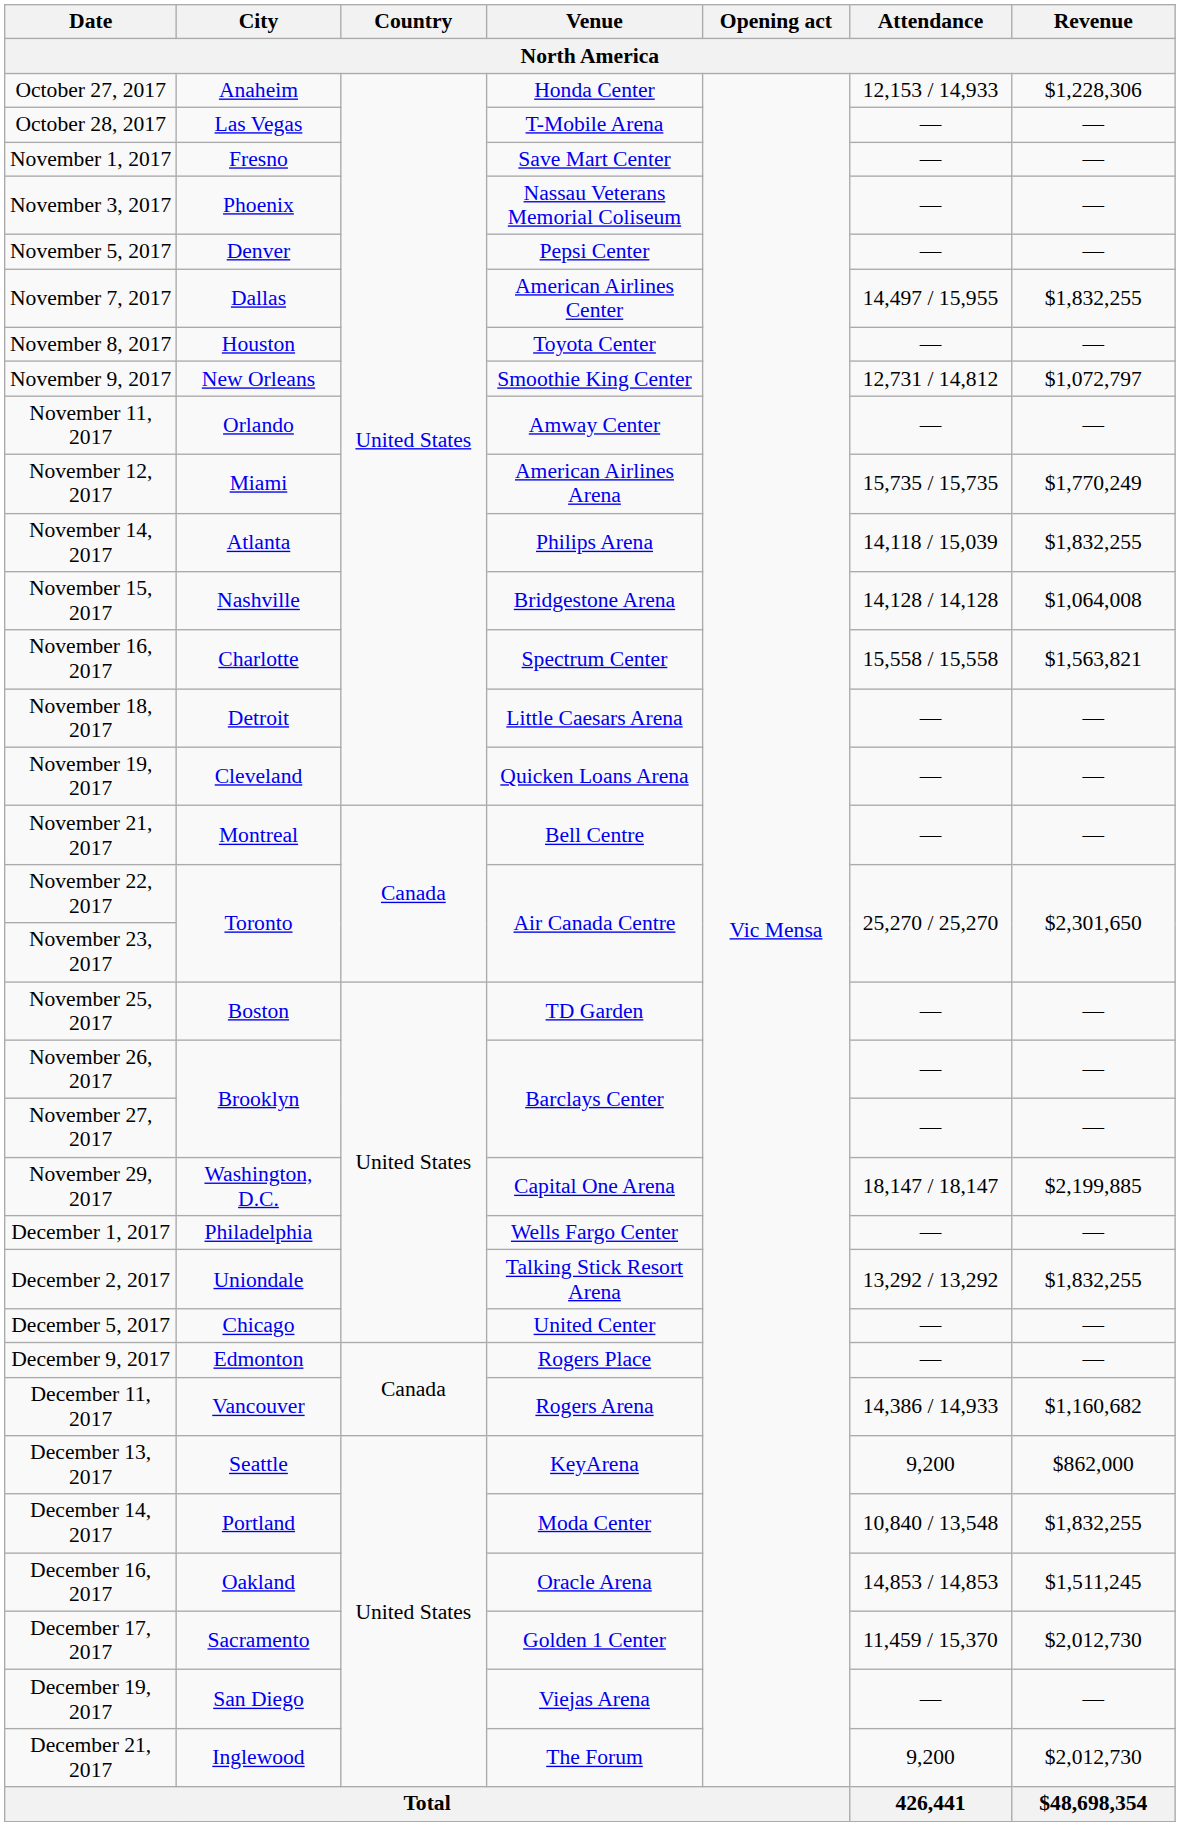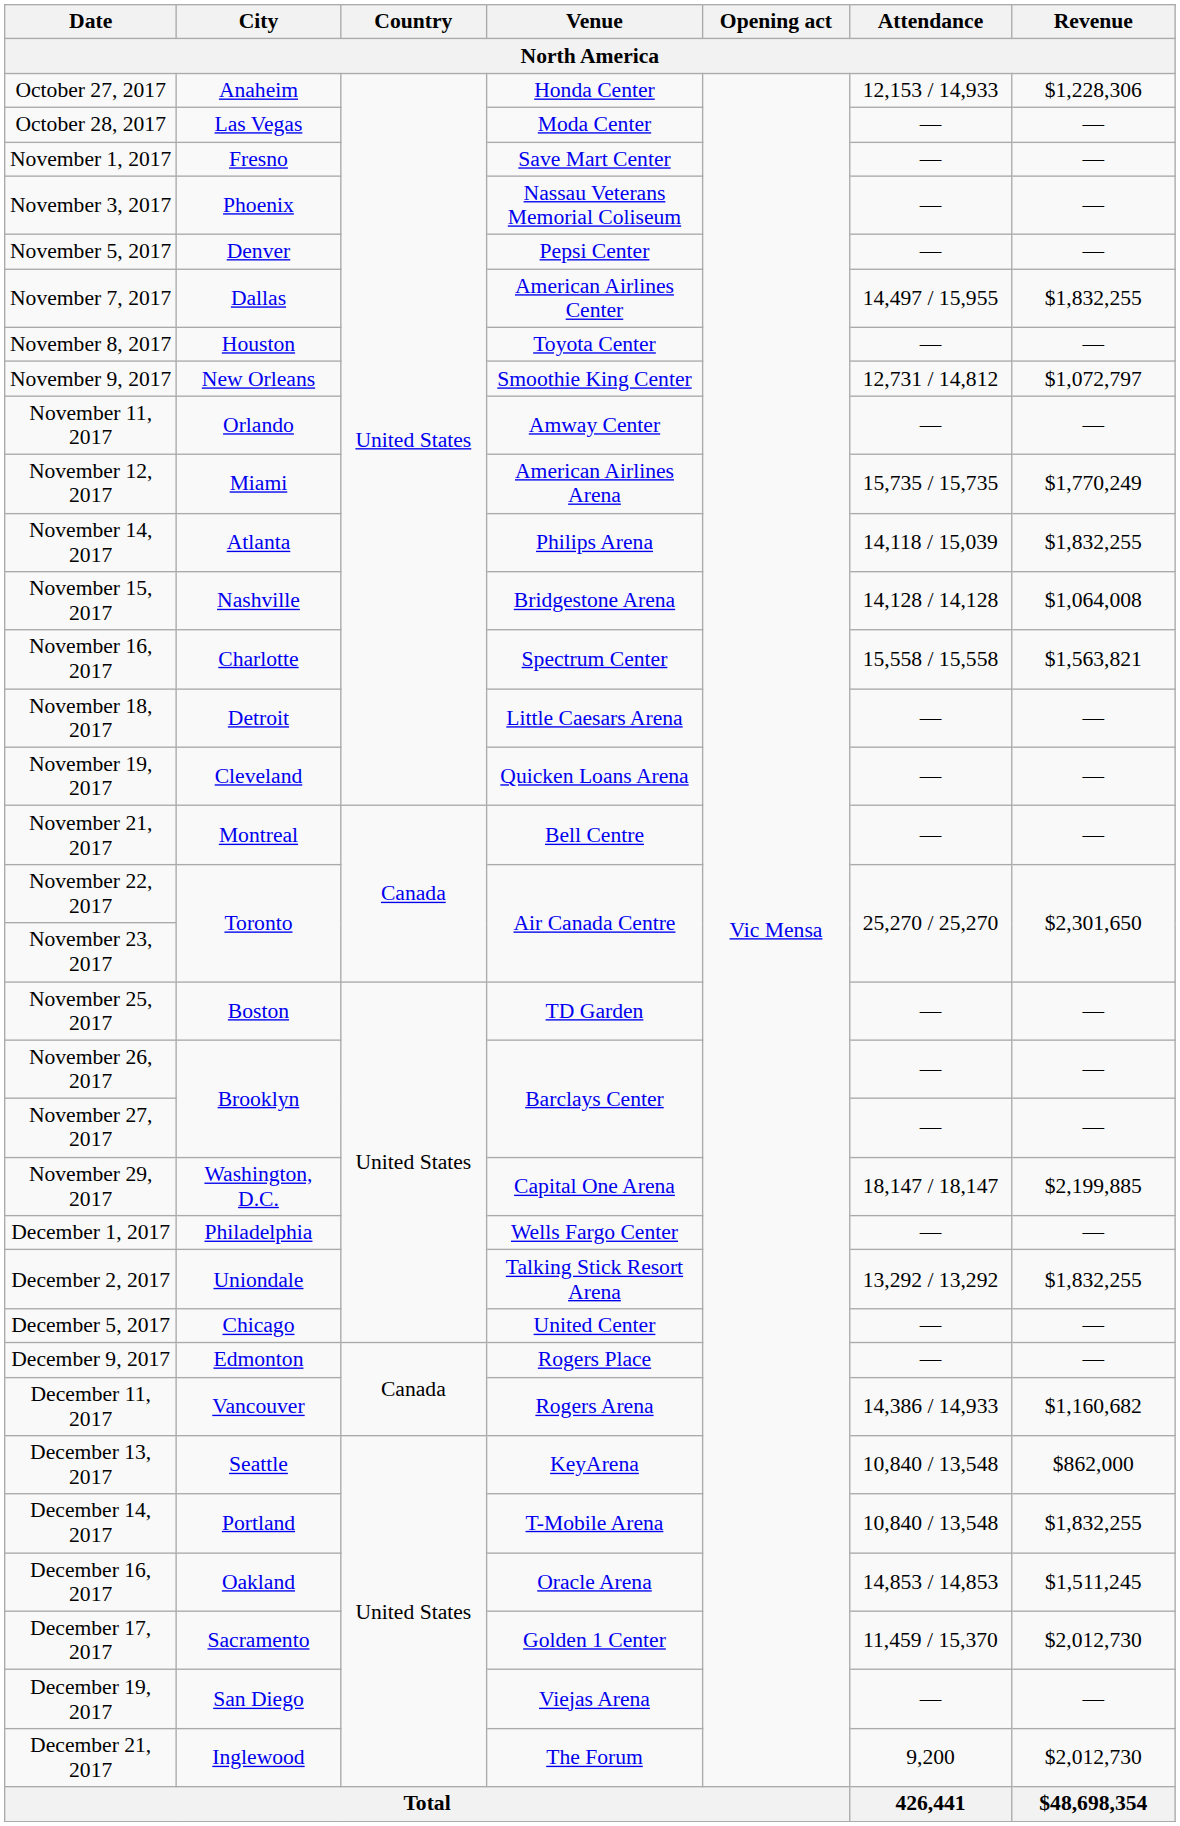(594, 124) T-Mobile Arena -> (594, 124) Moda Center
(930, 1464) 9,200 -> (930, 1464) 10,840 / 13,548
(594, 1523) Moda Center -> (594, 1523) T-Mobile Arena
